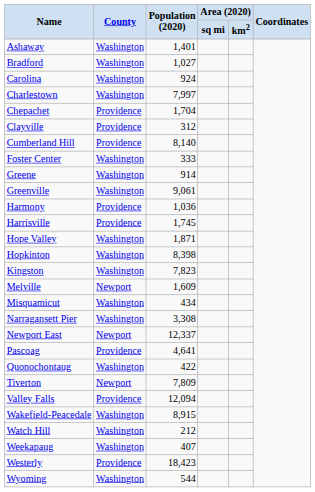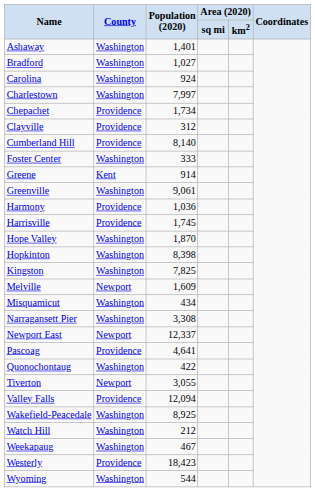(184, 111) 1,704 -> (184, 111) 1,734
(120, 175) Washington -> (106, 175) Kent
(184, 239) 1,871 -> (184, 239) 1,870
(184, 270) 7,823 -> (184, 270) 7,825
(184, 382) 7,809 -> (184, 382) 3,055
(184, 414) 8,915 -> (184, 414) 8,925
(188, 446) 407 -> (188, 446) 467
